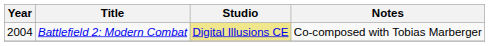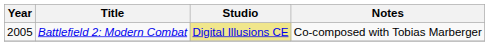(20, 31) 2004 -> (20, 31) 2005
